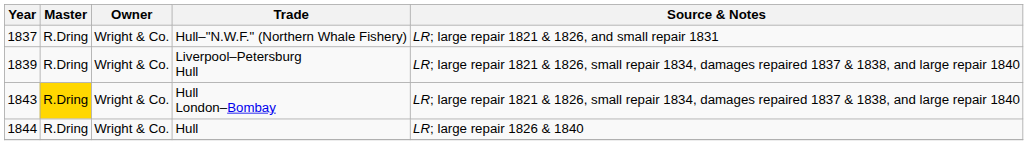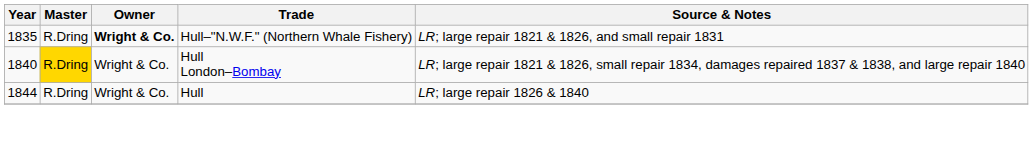(22, 36) 1837 -> (22, 36) 1835
(132, 36) normal -> (134, 36) bold
- row: (239, 64)
(22, 100) 1843 -> (22, 64) 1840
